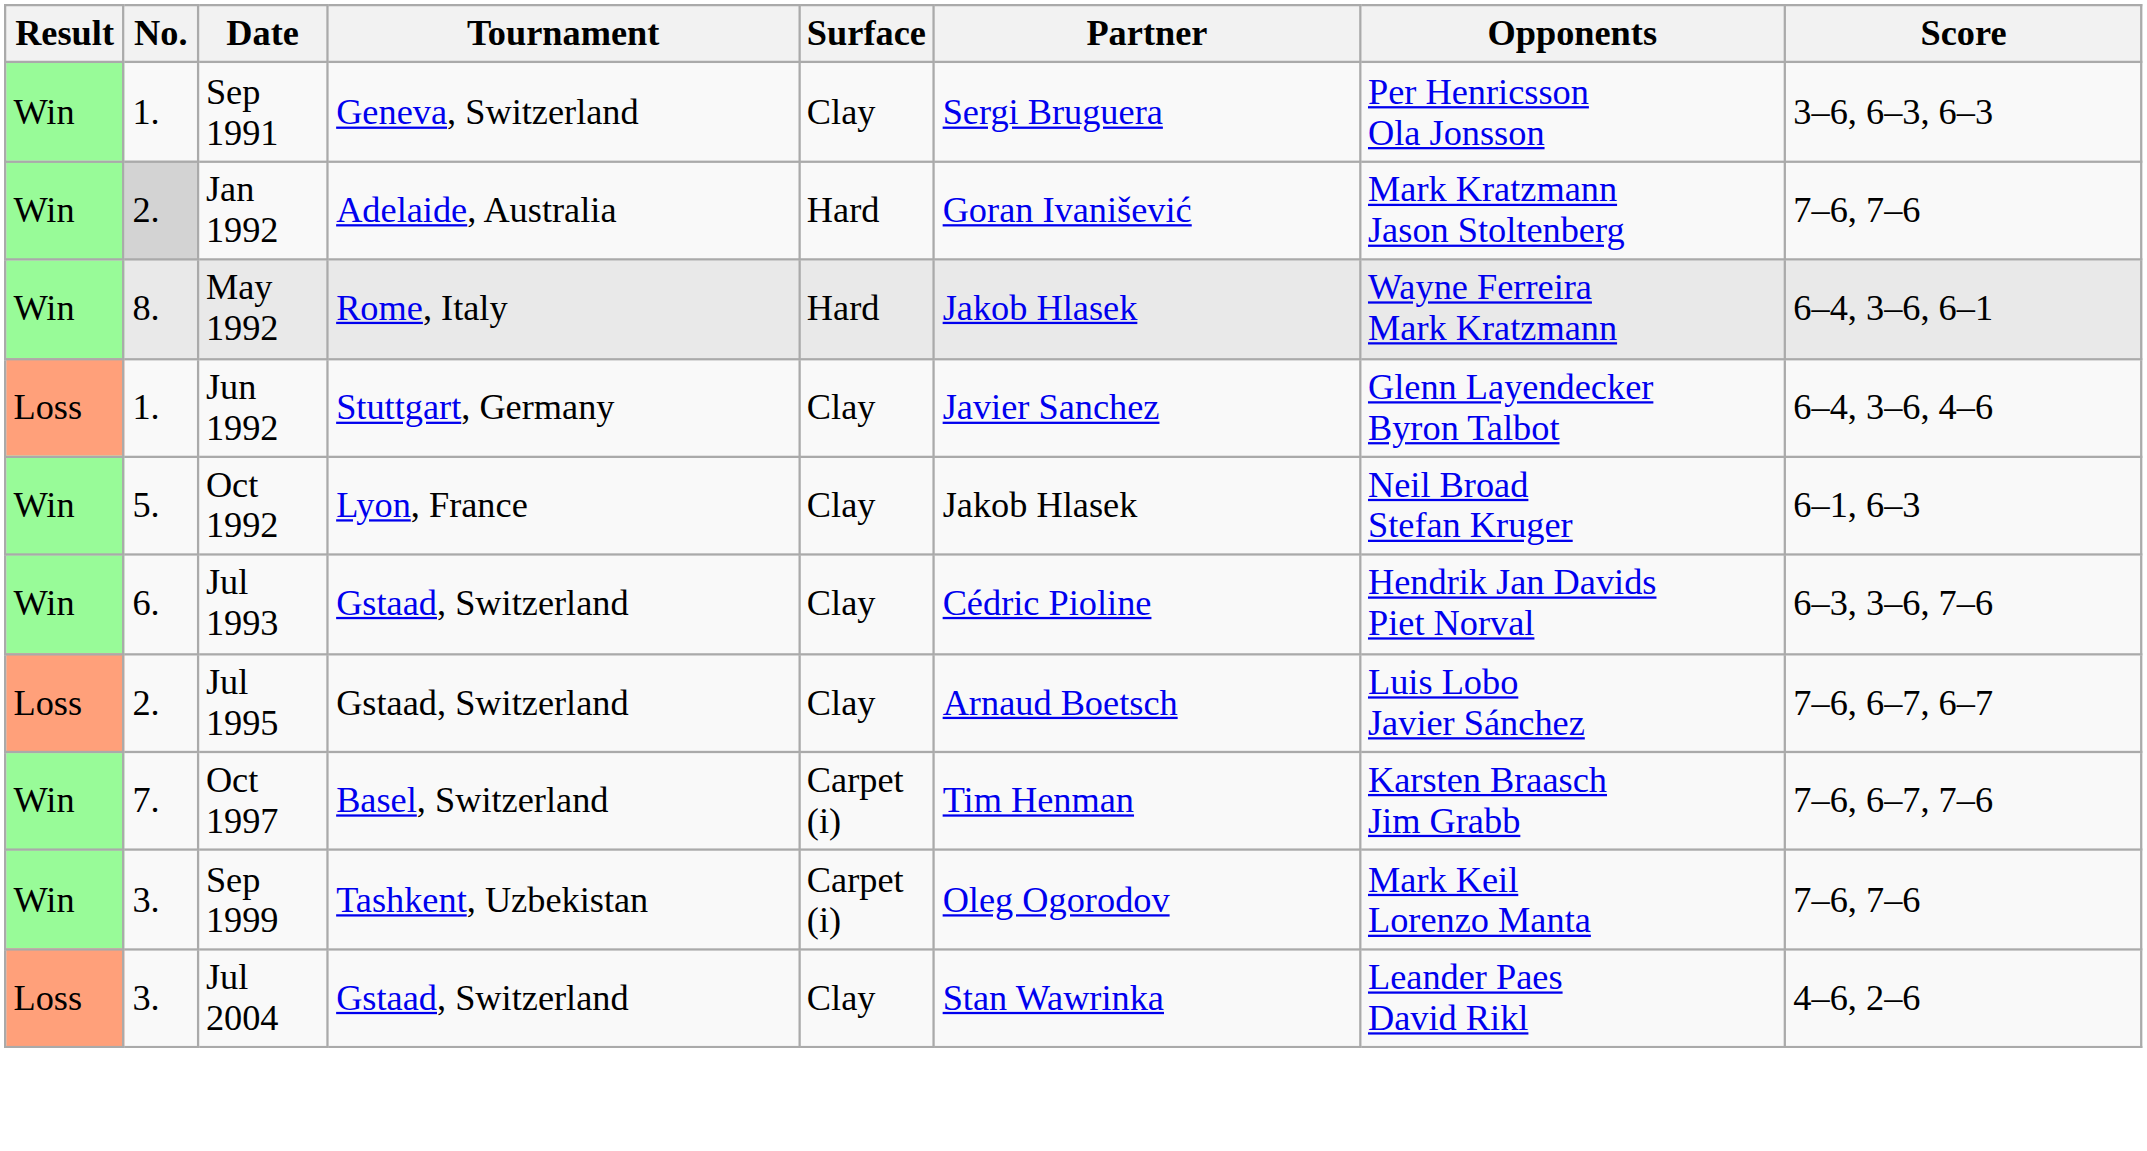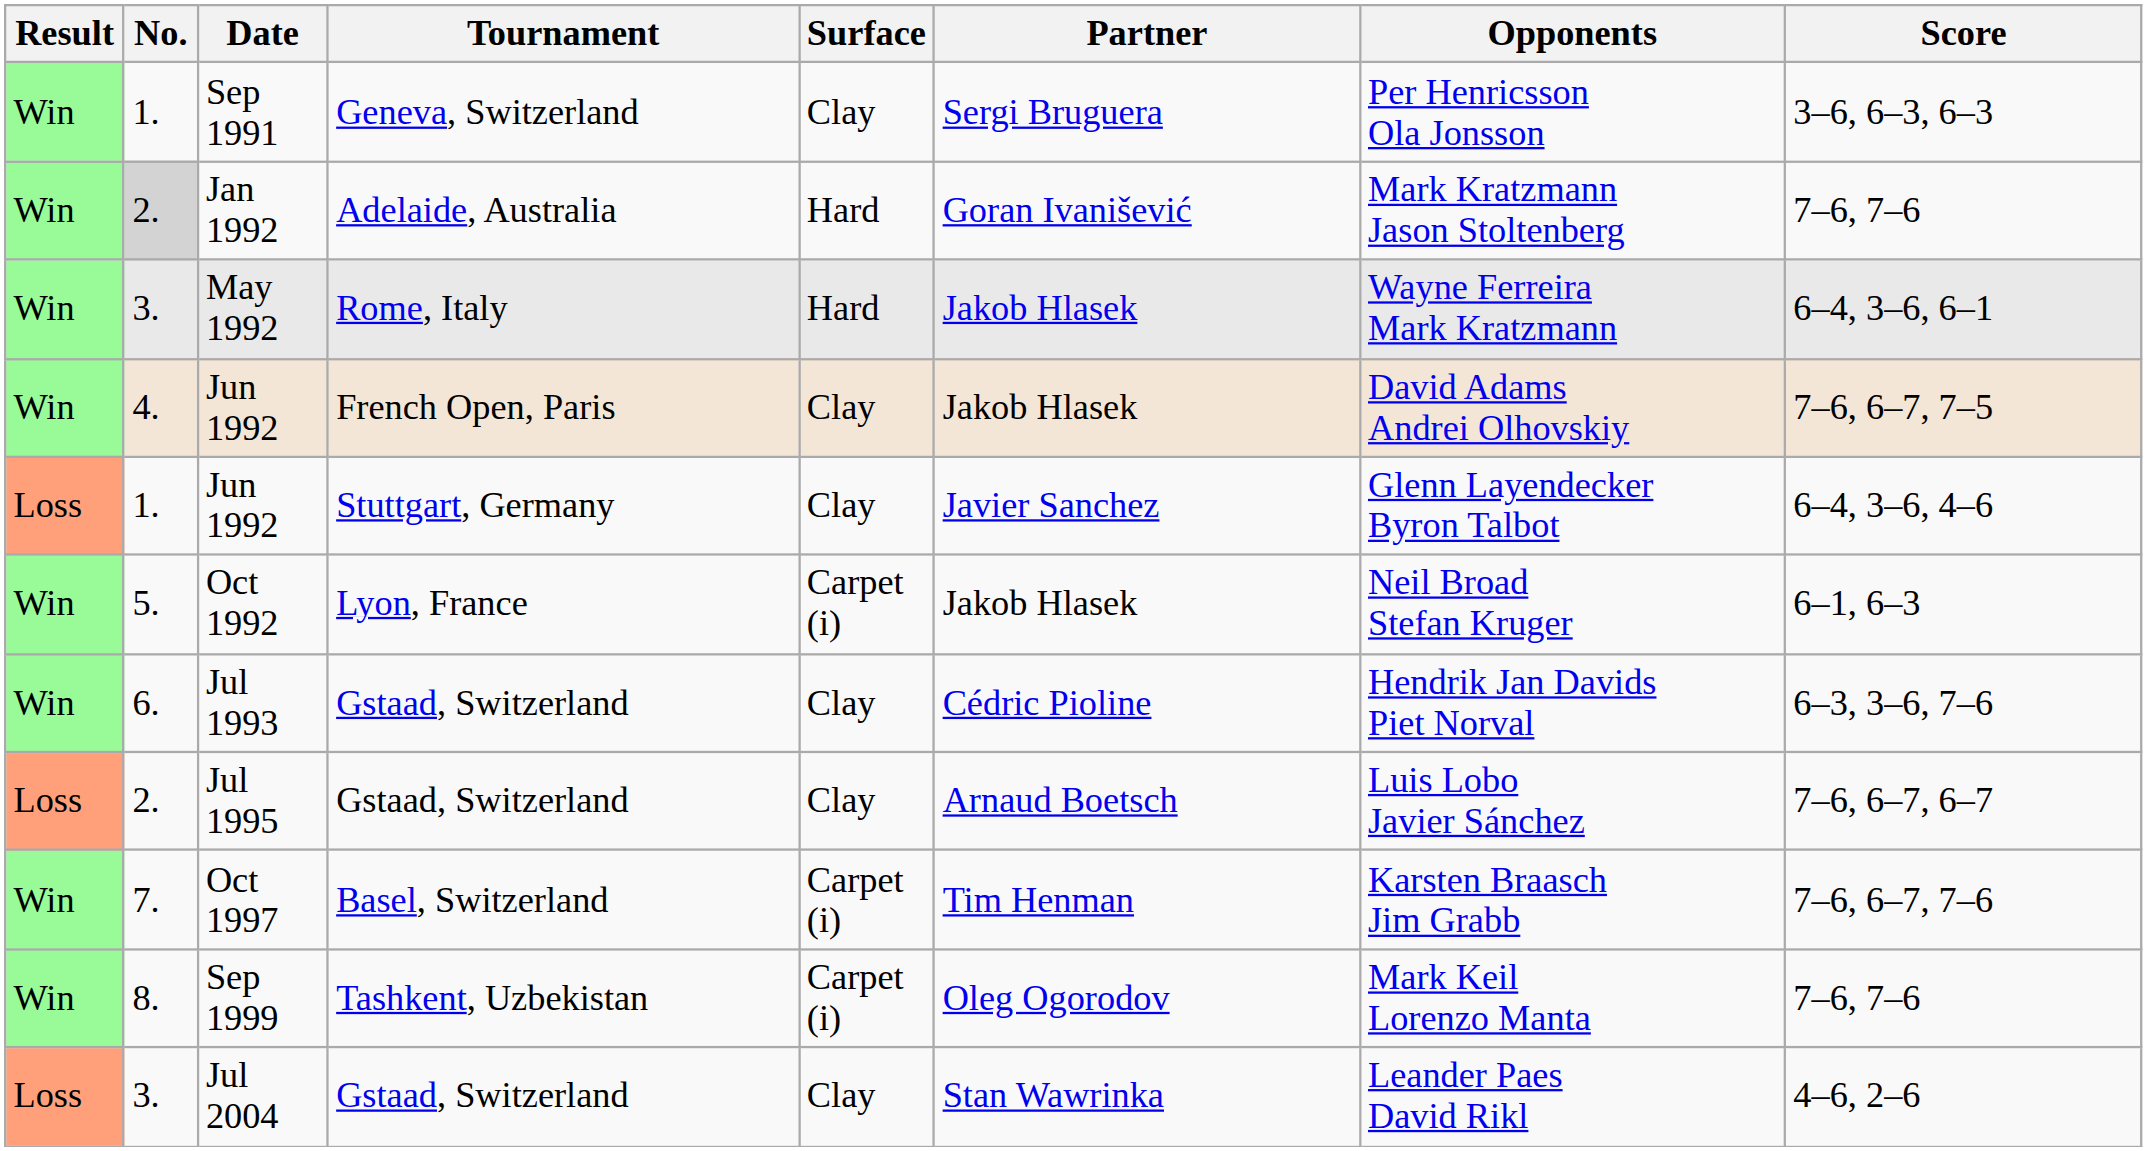(146, 308) 8. -> (146, 308) 3.
+ row: (242, 406)
(841, 505) Clay -> (855, 603) Carpet (i)
(146, 899) 3. -> (146, 997) 8.
